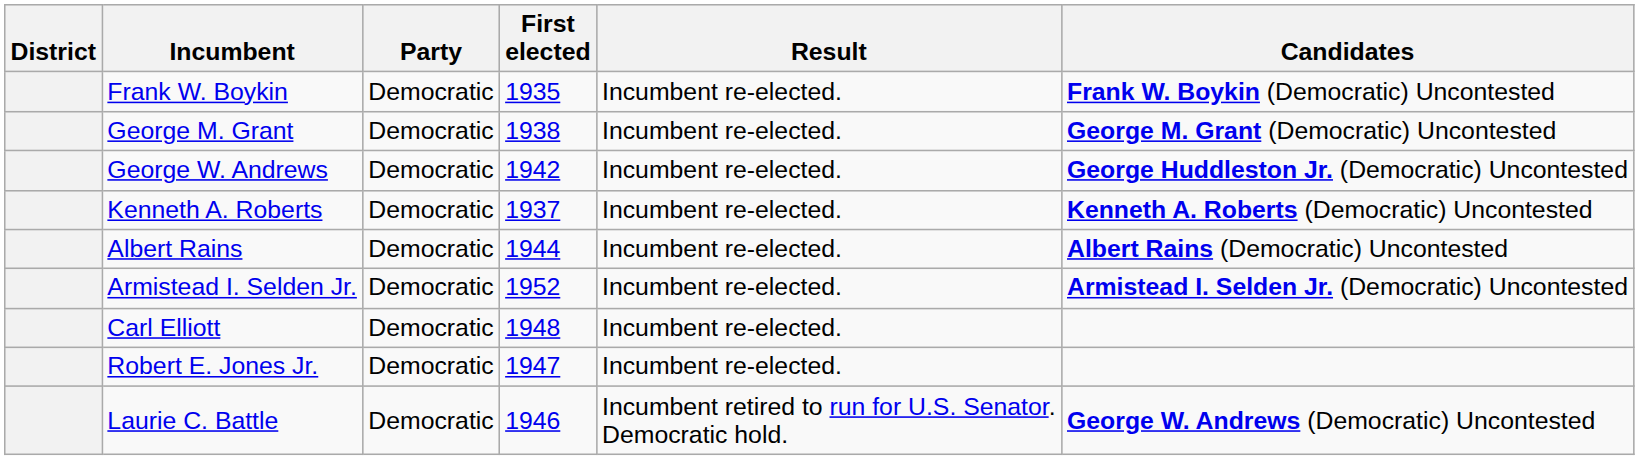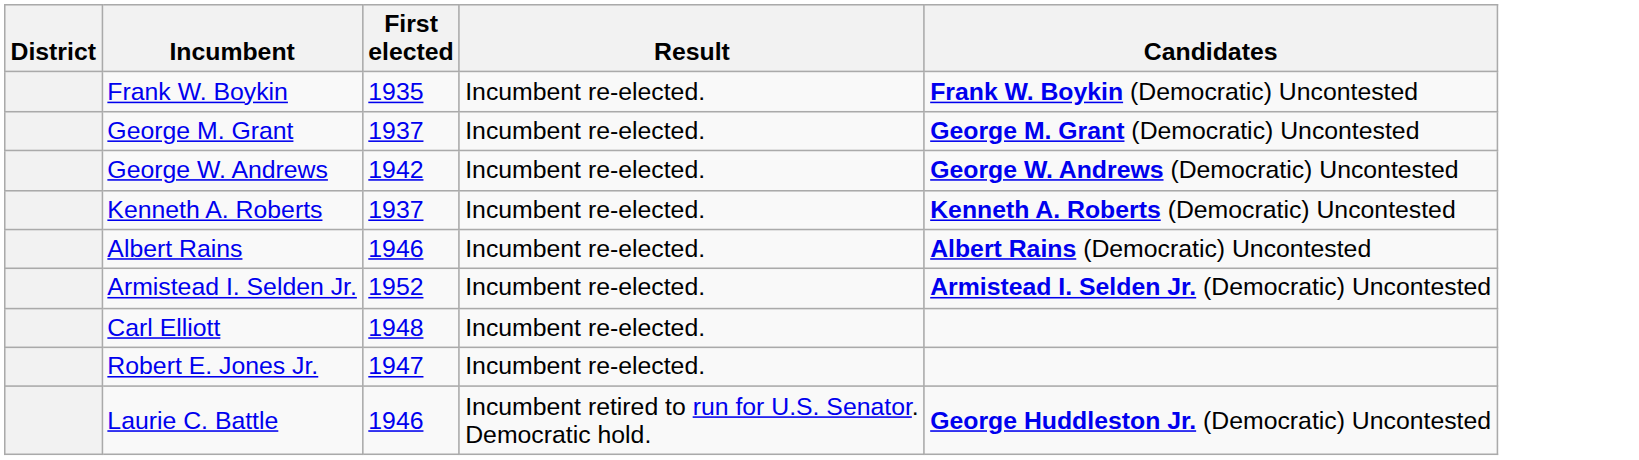- column: (431, 52)
(533, 130) 1938 -> (396, 130) 1937
(1347, 170) George Huddleston Jr. (Democratic) Uncontested -> (1194, 170) George W. Andrews (Democratic) Uncontested
(533, 248) 1944 -> (396, 248) 1946
(1331, 419) George W. Andrews (Democratic) Uncontested -> (1211, 419) George Huddleston Jr. (Democratic) Uncontested
